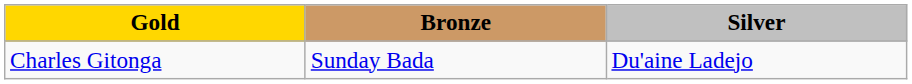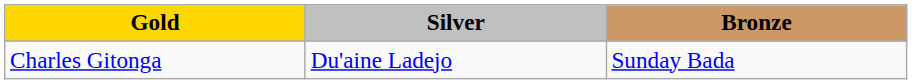columns swapped: (756, 22) <-> (456, 22)
